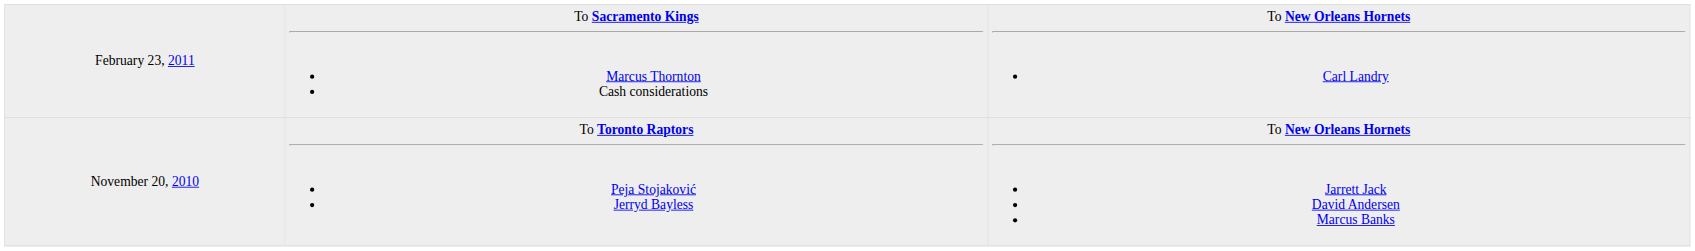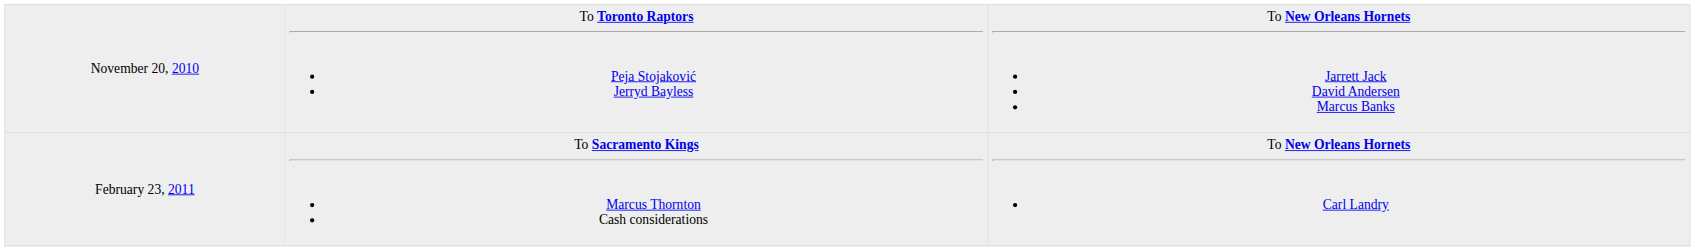rows swapped: (145, 181) <-> (145, 61)
